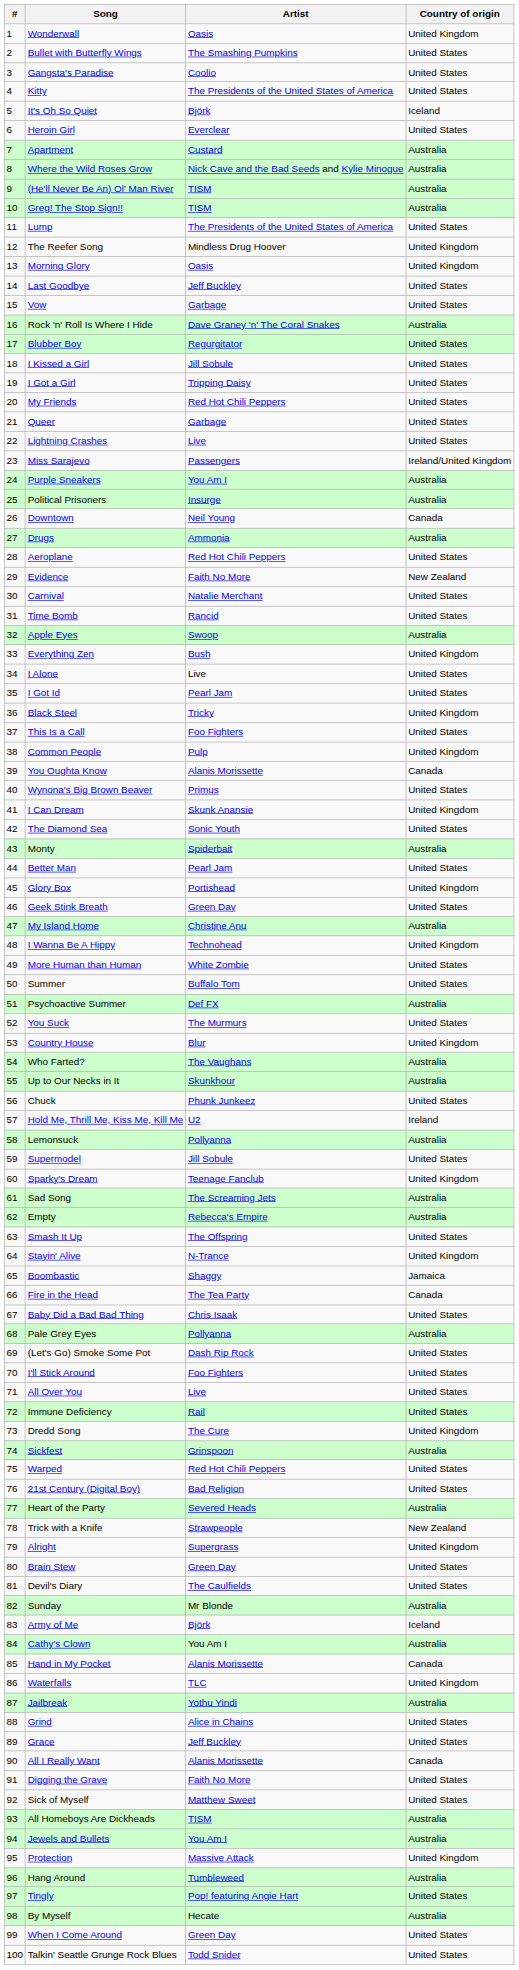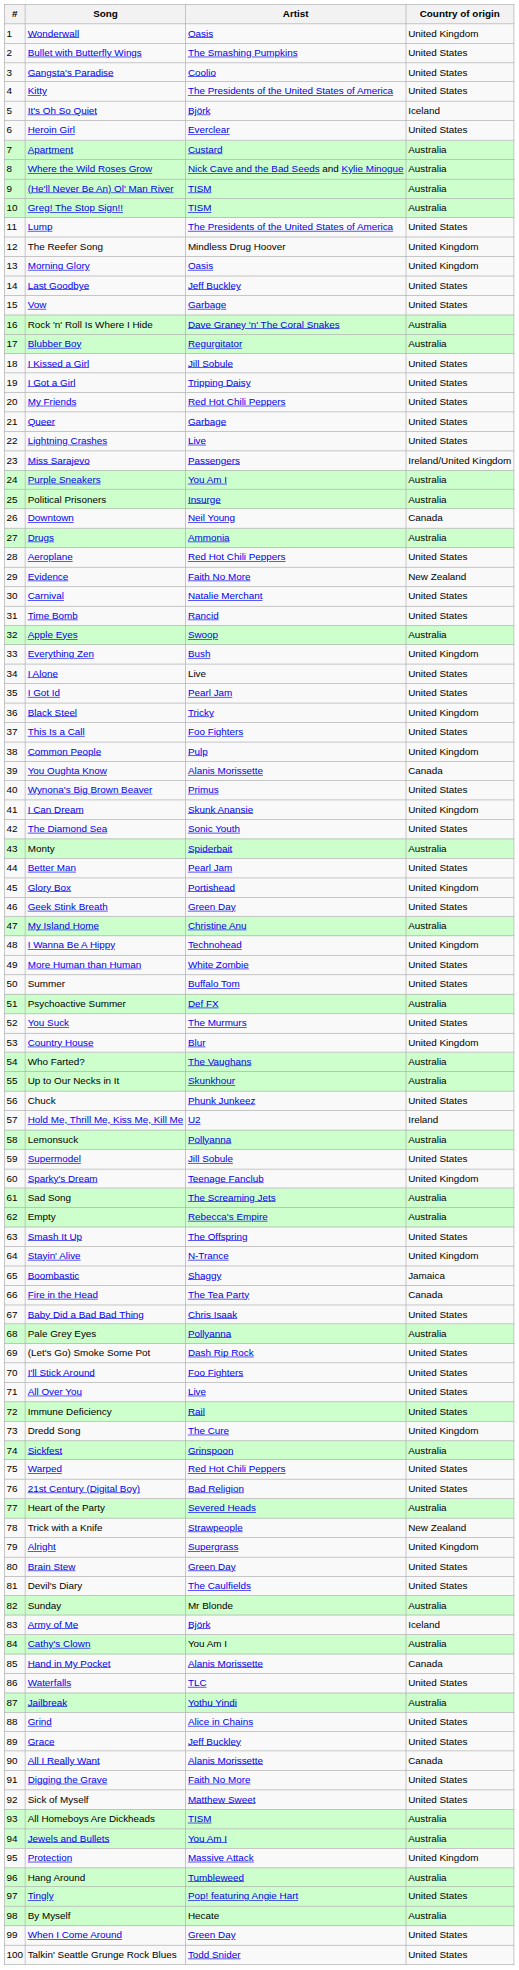(438, 344) United States -> (427, 344) Australia
(443, 1683) United Kingdom -> (438, 1683) United States
